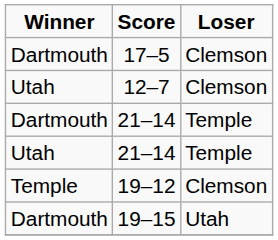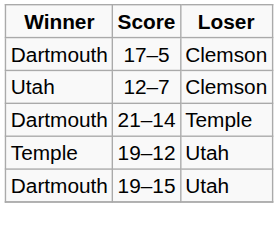- row: (33, 153)
(226, 186) Clemson -> (207, 153) Utah
